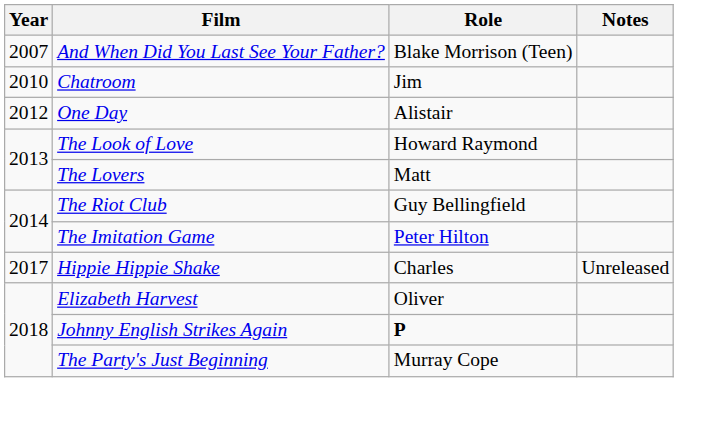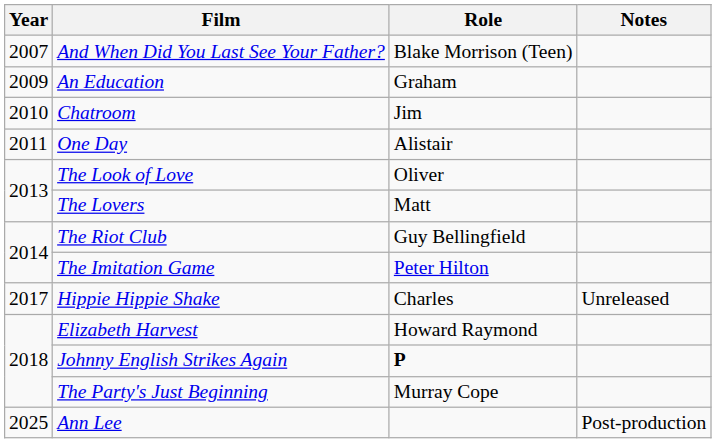+ row: (111, 81)
(29, 112) 2012 -> (28, 143) 2011
(466, 143) Howard Raymond -> (419, 174) Oliver
(419, 298) Oliver -> (466, 329) Howard Raymond
+ row: (89, 422)
